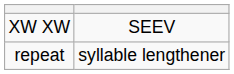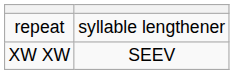rows swapped: (39, 55) <-> (39, 27)
